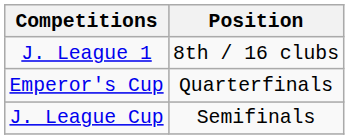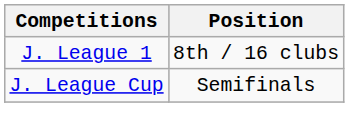- row: (87, 85)
